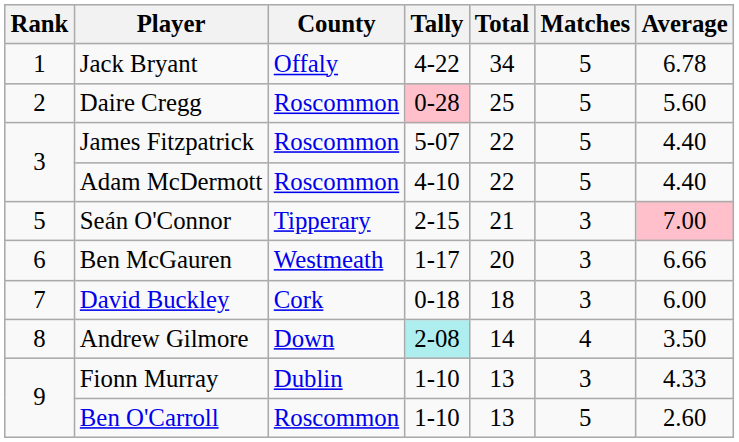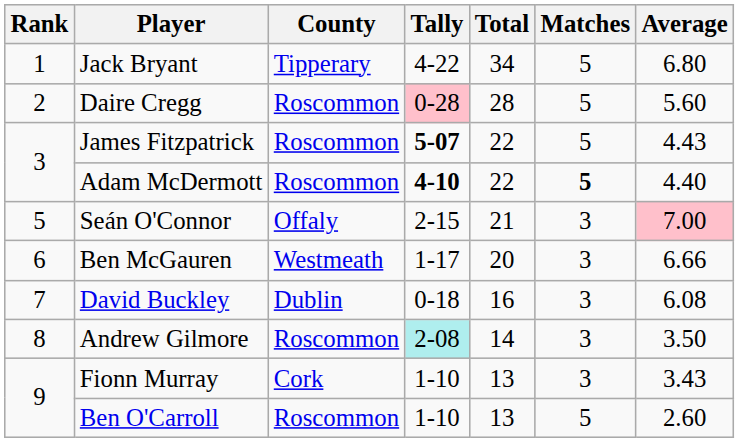(306, 63) Offaly -> (322, 63) Tipperary
(685, 63) 6.78 -> (685, 63) 6.80
(502, 102) 25 -> (502, 102) 28
(437, 142) normal -> (437, 142) bold
(685, 142) 4.40 -> (685, 142) 4.43
(437, 181) normal -> (437, 181) bold
(585, 181) normal -> (585, 181) bold
(322, 220) Tipperary -> (306, 220) Offaly
(299, 299) Cork -> (308, 299) Dublin
(502, 299) 18 -> (502, 299) 16
(685, 299) 6.00 -> (685, 299) 6.08
(304, 338) Down -> (336, 338) Roscommon
(585, 338) 4 -> (585, 338) 3
(308, 378) Dublin -> (299, 378) Cork
(685, 378) 4.33 -> (685, 378) 3.43
